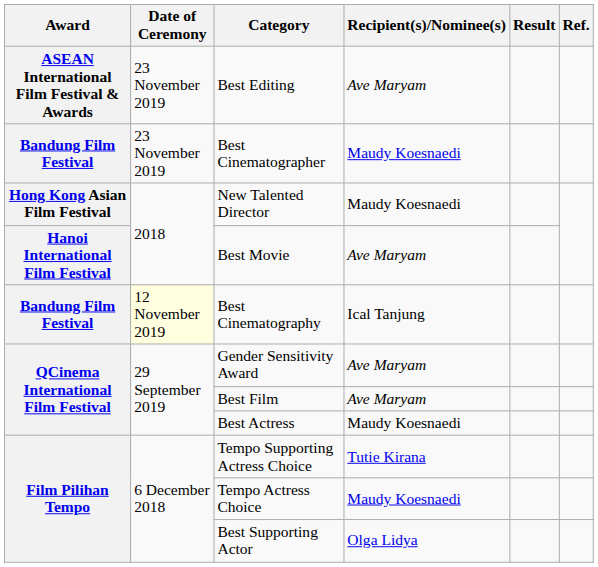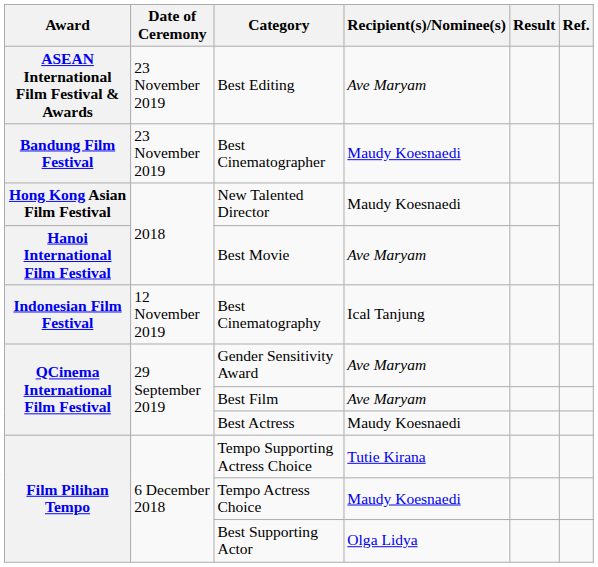(68, 314) Bandung Film Festival -> (68, 314) Indonesian Film Festival
(167, 314) lightyellow background -> (167, 314) no background
